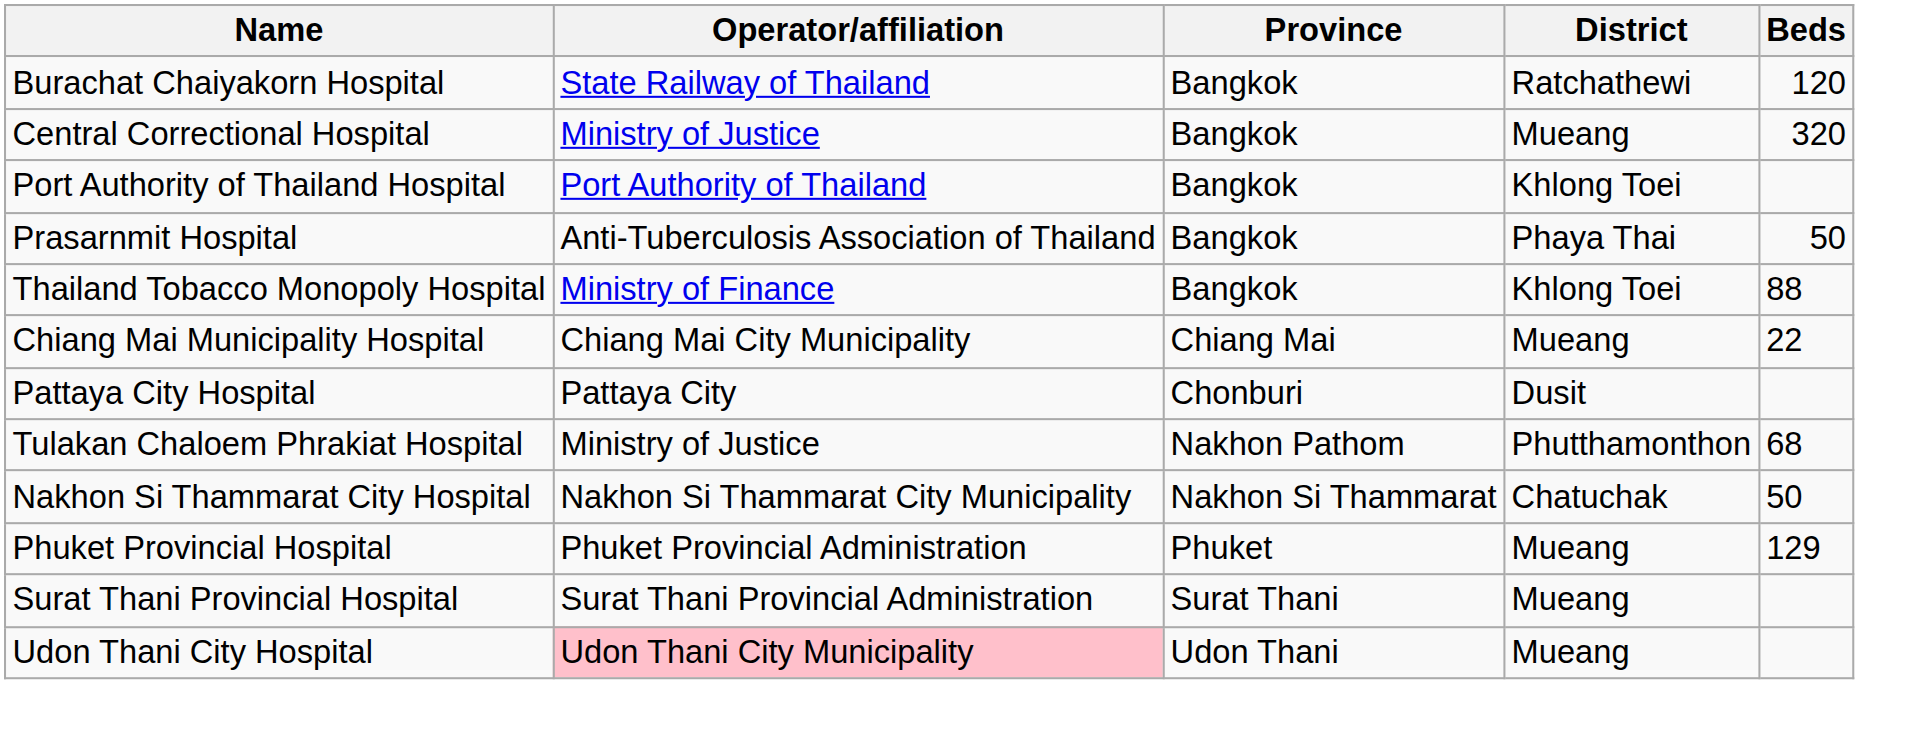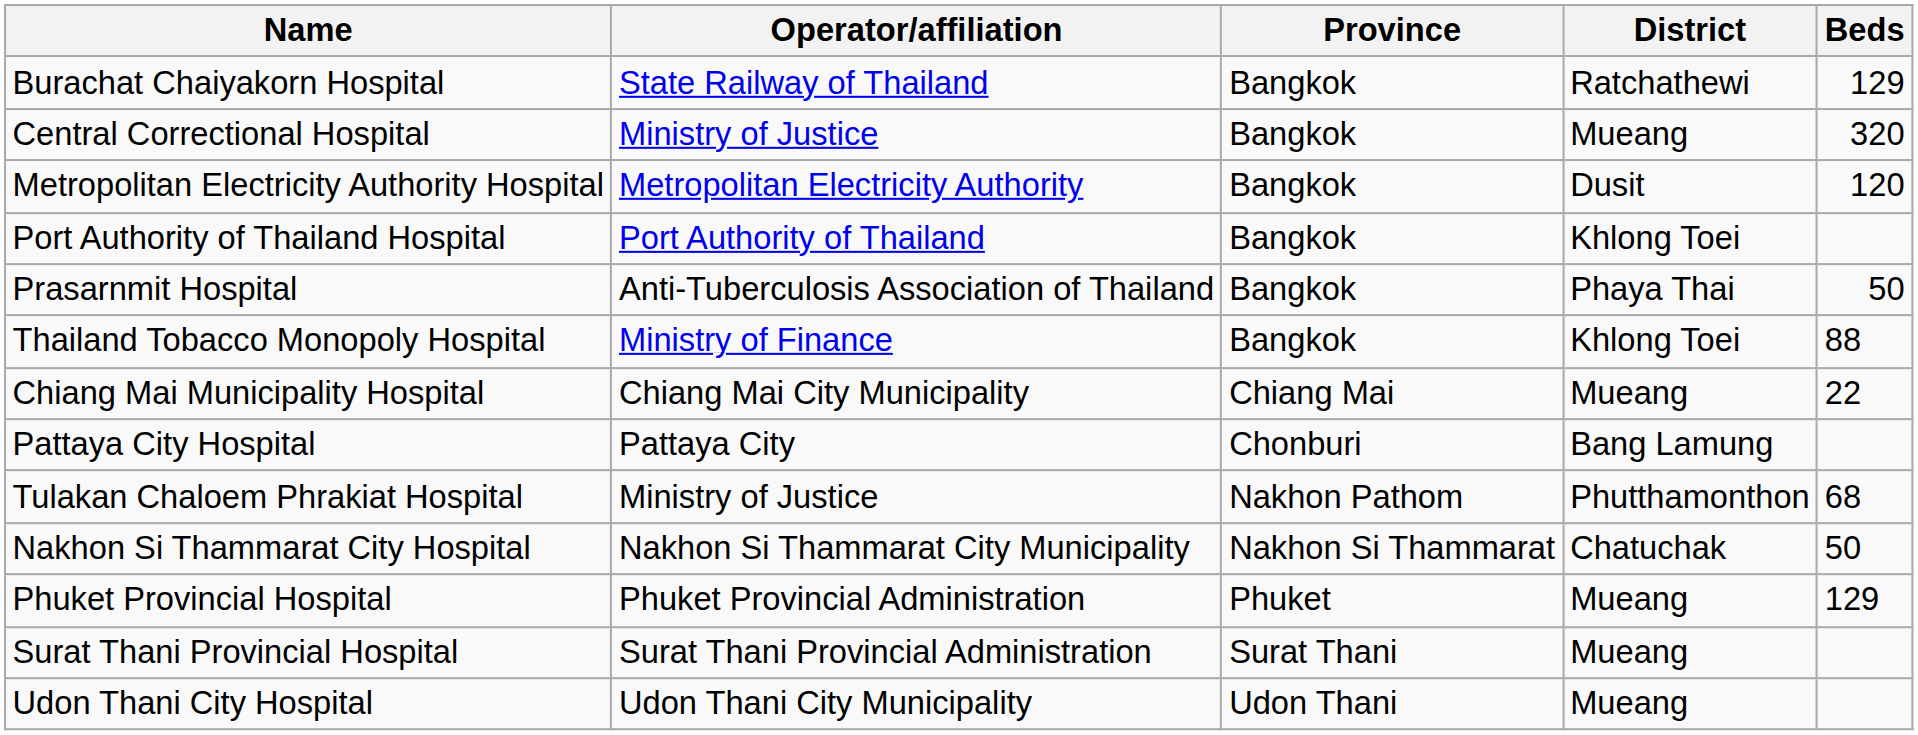(1819, 82) 120 -> (1877, 82) 129
+ row: (308, 185)
(1549, 392) Dusit -> (1672, 444) Bang Lamung
(767, 651) pink background -> (826, 703) no background
